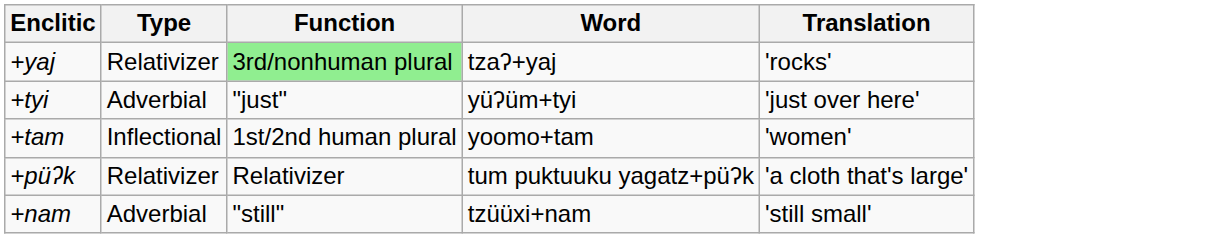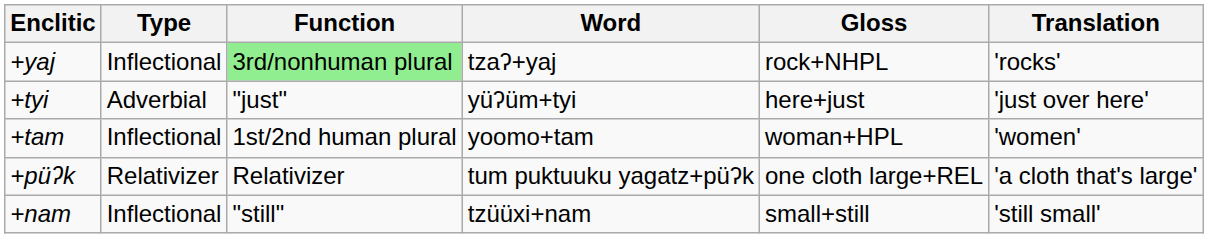+ column: (874, 23)
(163, 61) Relativizer -> (164, 61) Inflectional
(157, 213) Adverbial -> (164, 213) Inflectional
